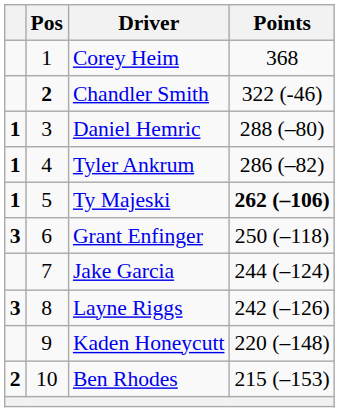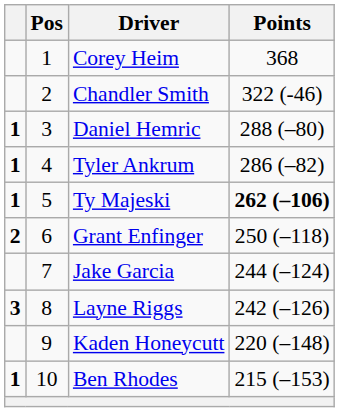(47, 93) bold -> (47, 93) normal
(15, 236) 3 -> (15, 236) 2
(15, 378) 2 -> (15, 378) 1
